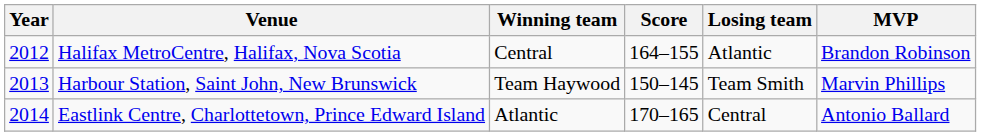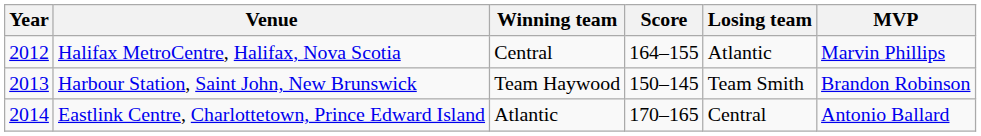(896, 51) Brandon Robinson -> (883, 51) Marvin Phillips
(883, 83) Marvin Phillips -> (896, 83) Brandon Robinson
